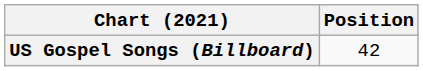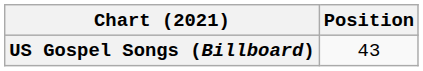(369, 51) 42 -> (369, 51) 43
